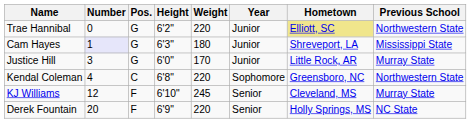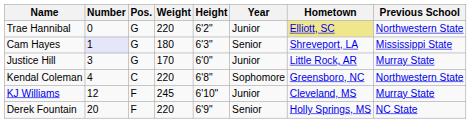columns swapped: (173, 12) <-> (210, 12)
(246, 45) Junior -> (247, 45) Senior
(247, 93) Senior -> (246, 93) Junior
